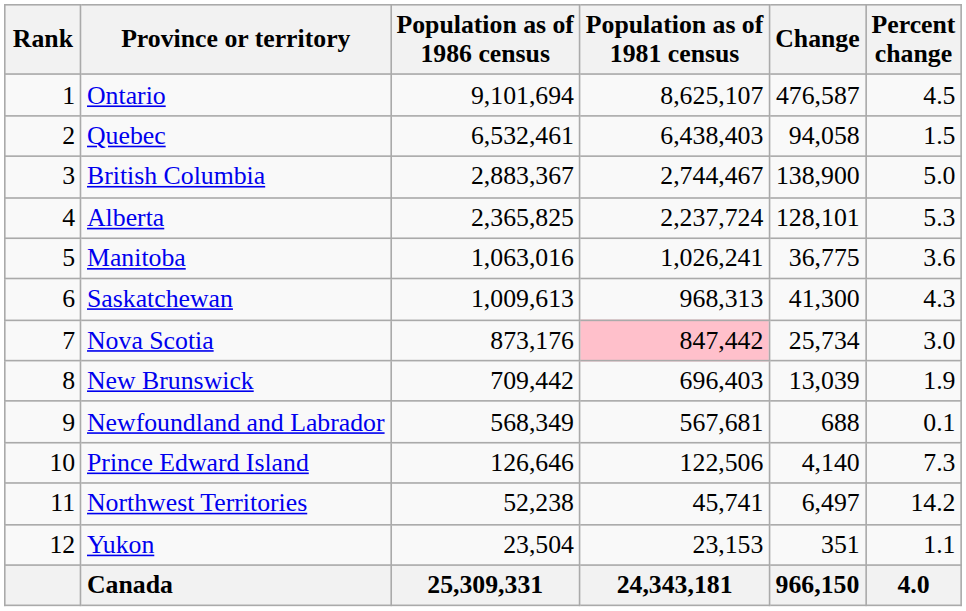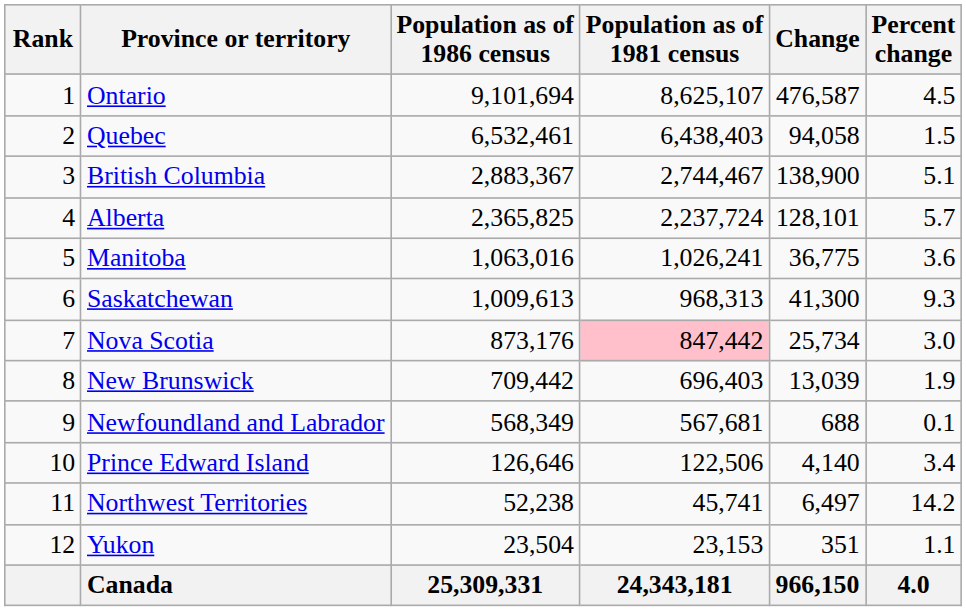(939, 176) 5.0 -> (939, 176) 5.1
(939, 217) 5.3 -> (939, 217) 5.7
(939, 299) 4.3 -> (939, 299) 9.3
(939, 462) 7.3 -> (939, 462) 3.4
